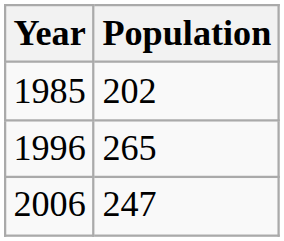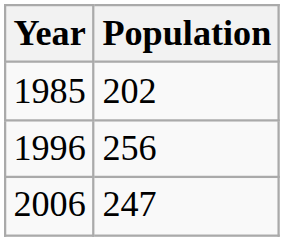(130, 147) 265 -> (130, 147) 256
